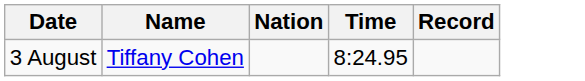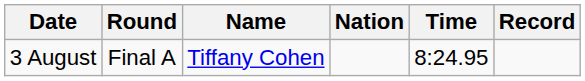+ column: (142, 22)
